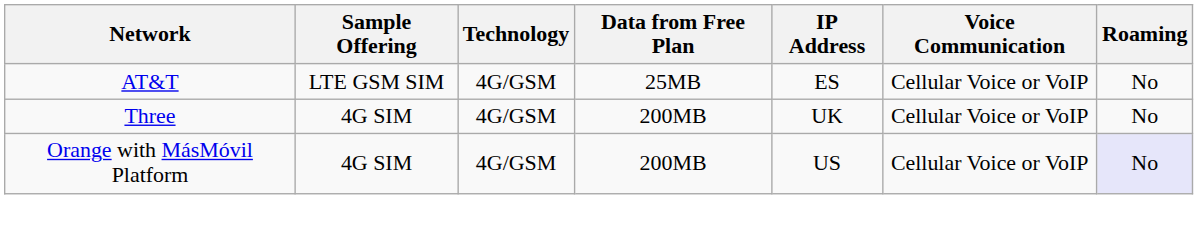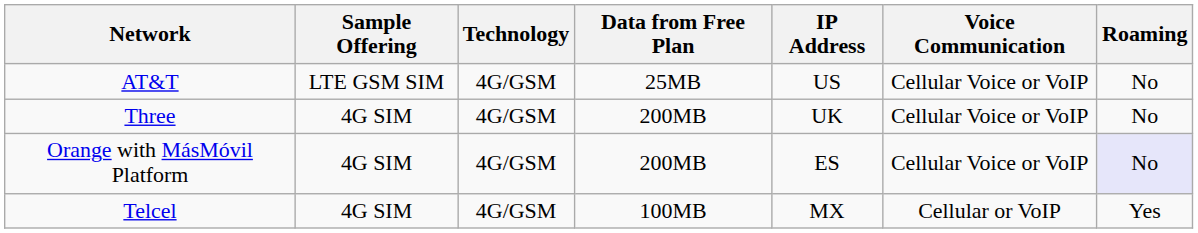(827, 81) ES -> (827, 81) US
(827, 163) US -> (827, 163) ES
+ row: (150, 210)
